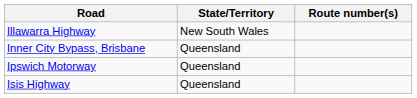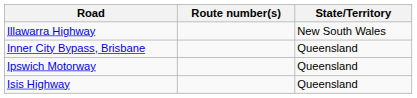columns swapped: (353, 13) <-> (236, 13)
